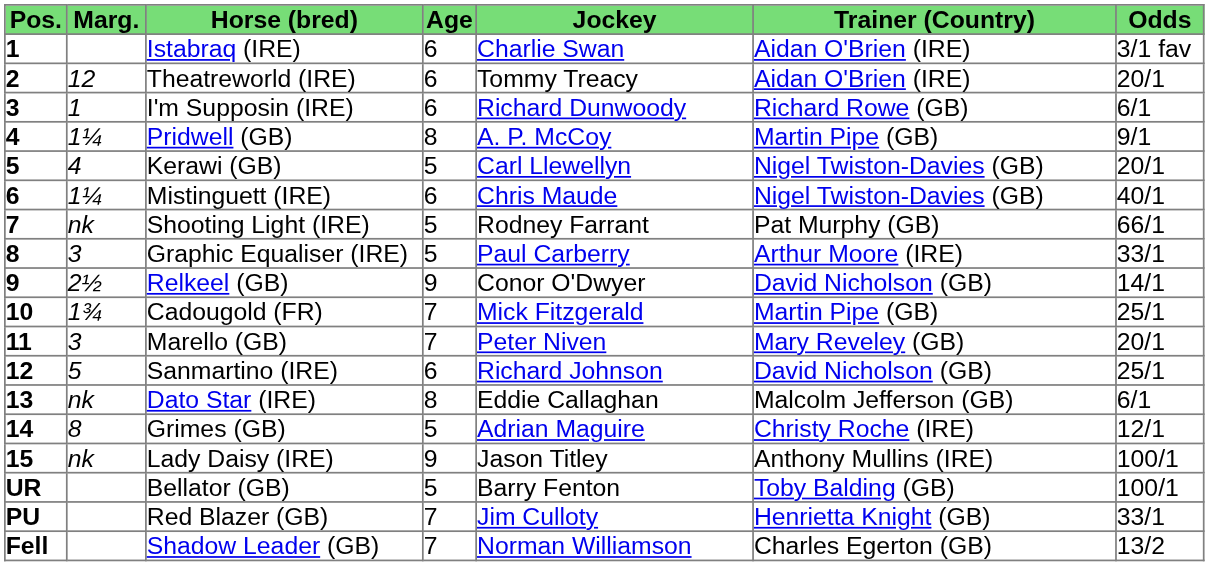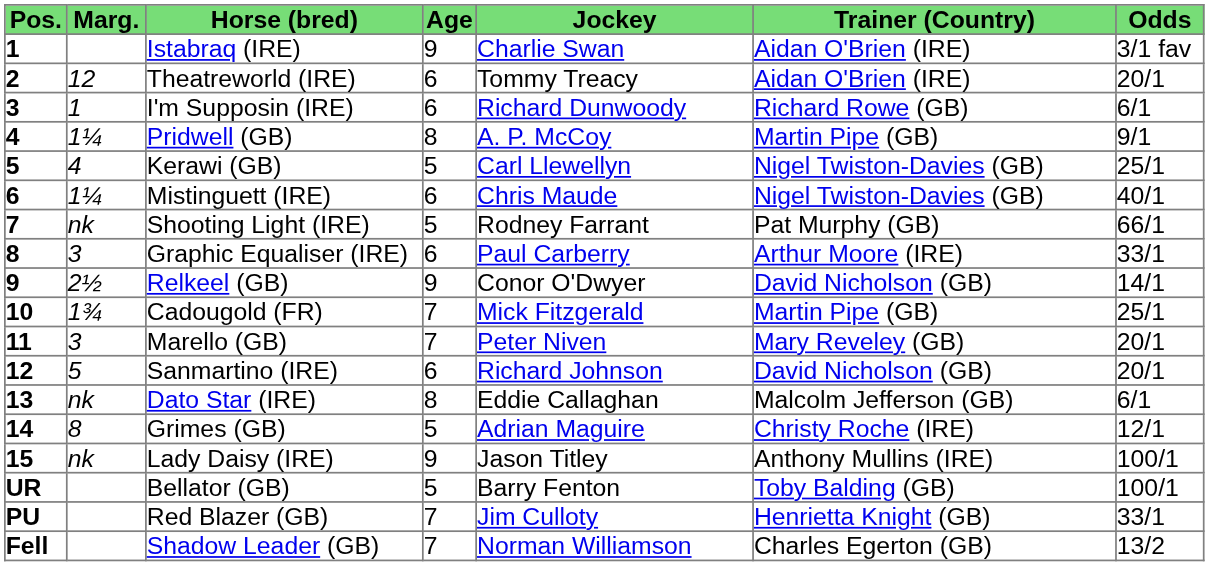(431, 49) 6 -> (431, 49) 9
(1141, 166) 20/1 -> (1141, 166) 25/1
(431, 253) 5 -> (431, 253) 6
(1141, 370) 25/1 -> (1141, 370) 20/1
